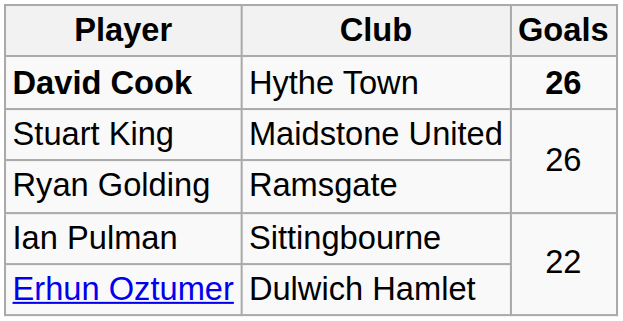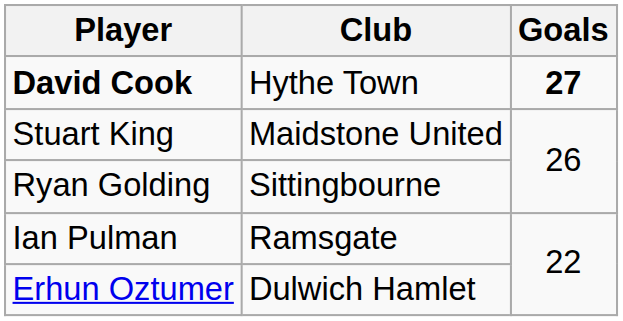(563, 82) 26 -> (563, 82) 27
(323, 185) Ramsgate -> (345, 185) Sittingbourne
(345, 237) Sittingbourne -> (323, 237) Ramsgate
